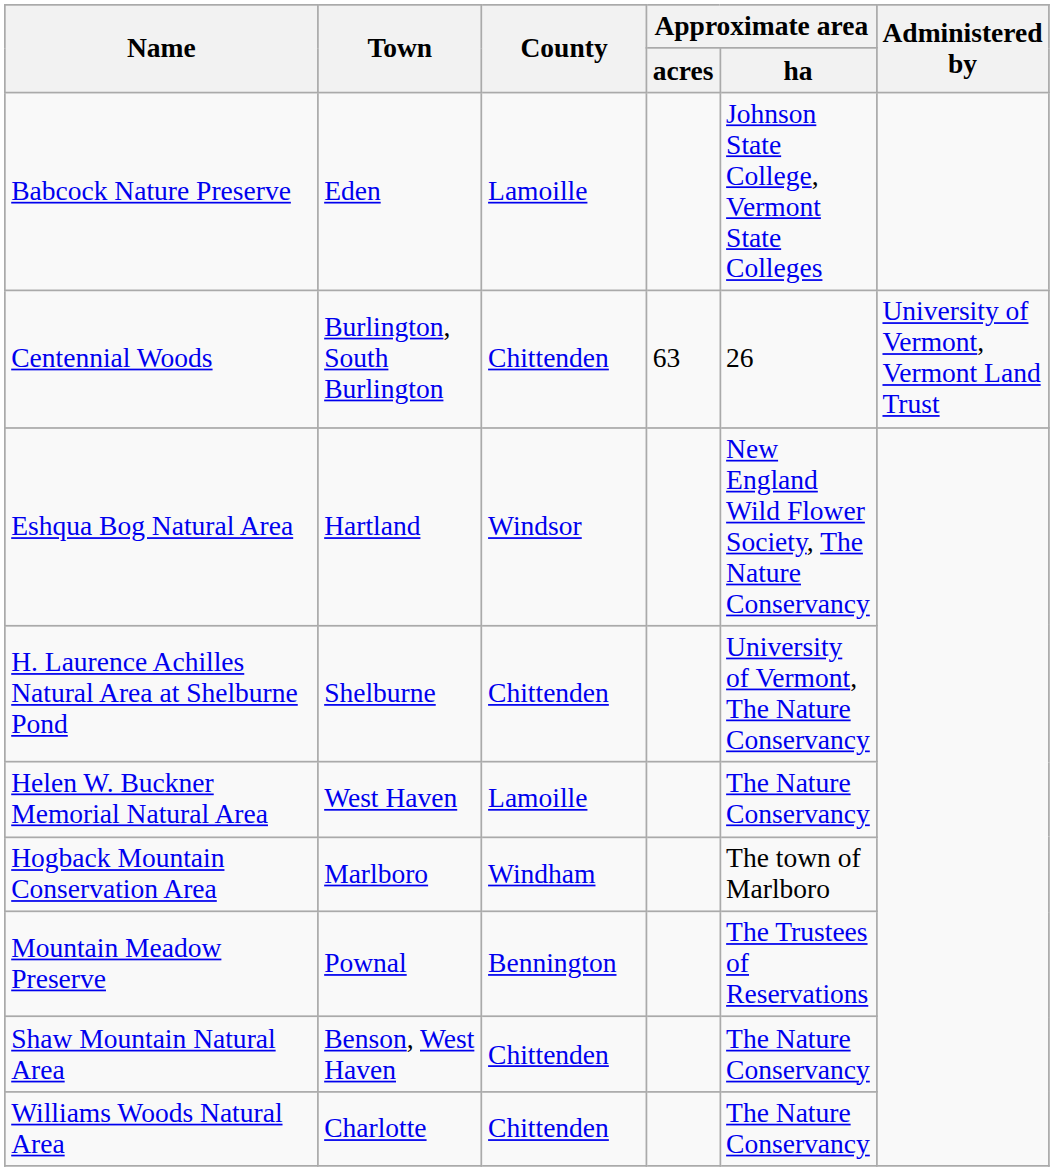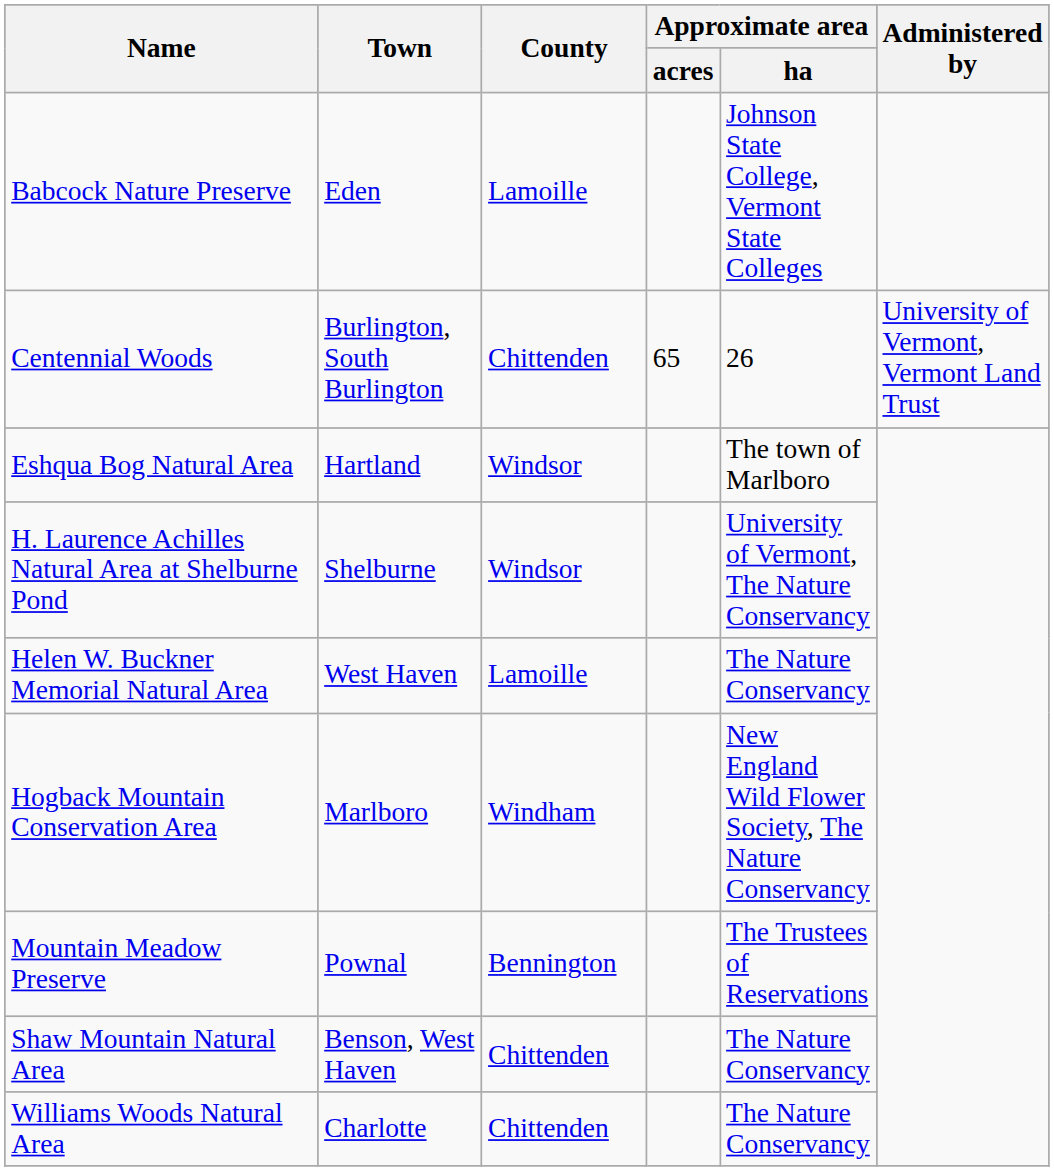(667, 358) 63 -> (667, 358) 65
(798, 525) New England Wild Flower Society, The Nature Conservancy -> (793, 464) The town of Marlboro
(548, 693) Chittenden -> (535, 569) Windsor
(793, 873) The town of Marlboro -> (798, 811) New England Wild Flower Society, The Nature Conservancy
